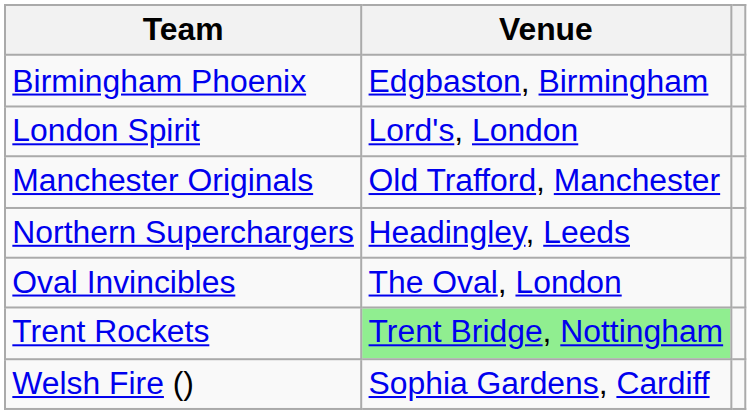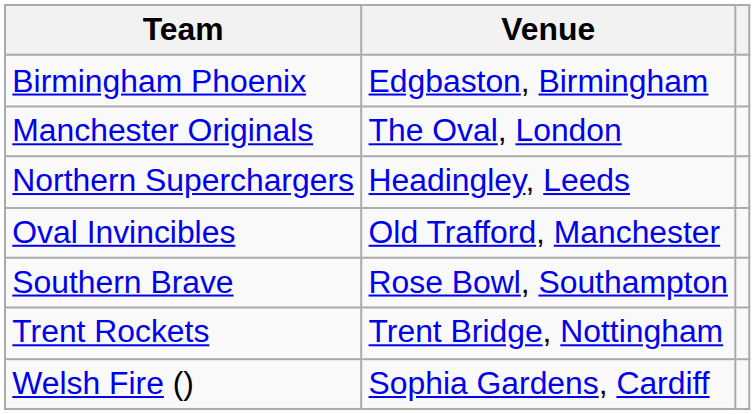- row: (106, 130)
(544, 181) Old Trafford, Manchester -> (495, 130) The Oval, London
(495, 282) The Oval, London -> (544, 231) Old Trafford, Manchester
+ row: (123, 282)
(546, 332) lightgreen background -> (546, 332) no background
